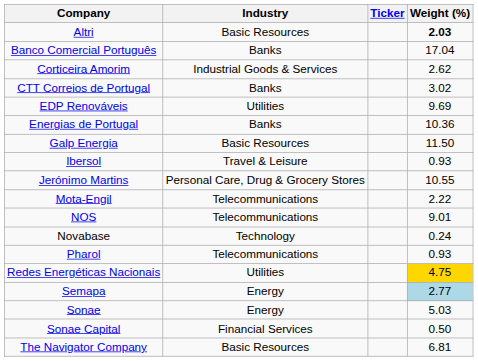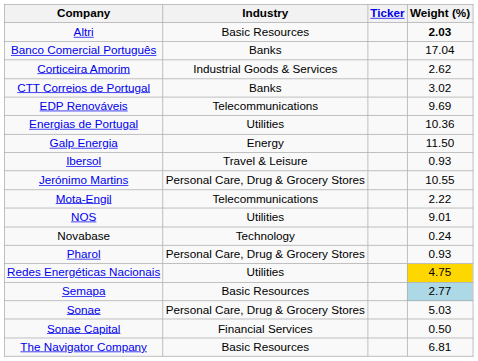(265, 106) Utilities -> (265, 106) Telecommunications
(265, 124) Banks -> (265, 124) Utilities
(265, 143) Basic Resources -> (265, 143) Energy
(265, 217) Telecommunications -> (265, 217) Utilities
(265, 254) Telecommunications -> (265, 254) Personal Care, Drug & Grocery Stores
(265, 291) Energy -> (265, 291) Basic Resources
(265, 310) Energy -> (265, 310) Personal Care, Drug & Grocery Stores
